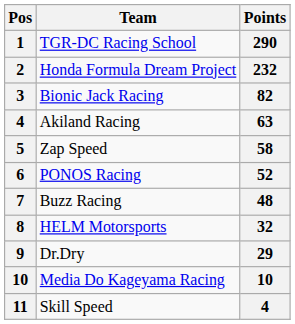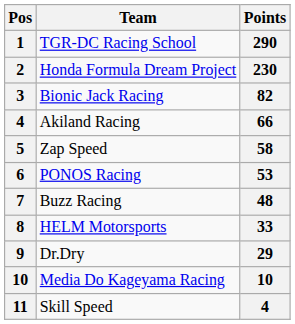(265, 69) 232 -> (265, 69) 230
(265, 122) 63 -> (265, 122) 66
(265, 174) 52 -> (265, 174) 53
(265, 227) 32 -> (265, 227) 33
